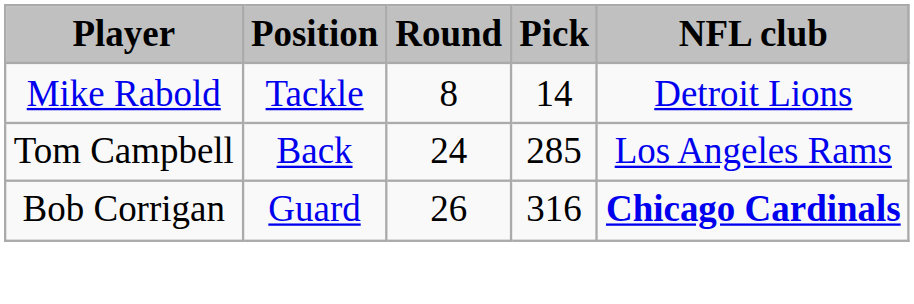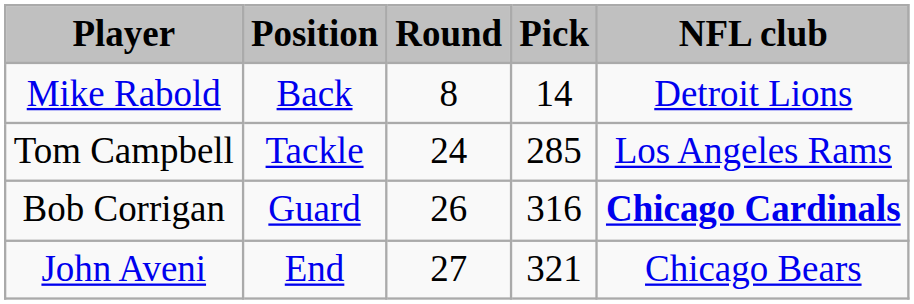(315, 92) Tackle -> (315, 92) Back
(315, 151) Back -> (315, 151) Tackle
+ row: (124, 268)
